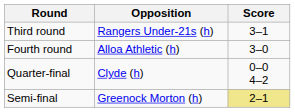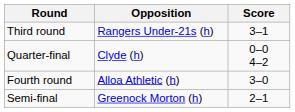rows swapped: (39, 49) <-> (39, 73)
(259, 98) khaki background -> (259, 98) no background
